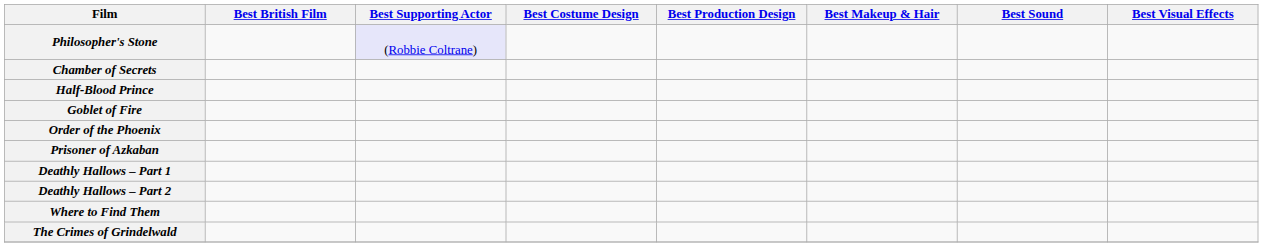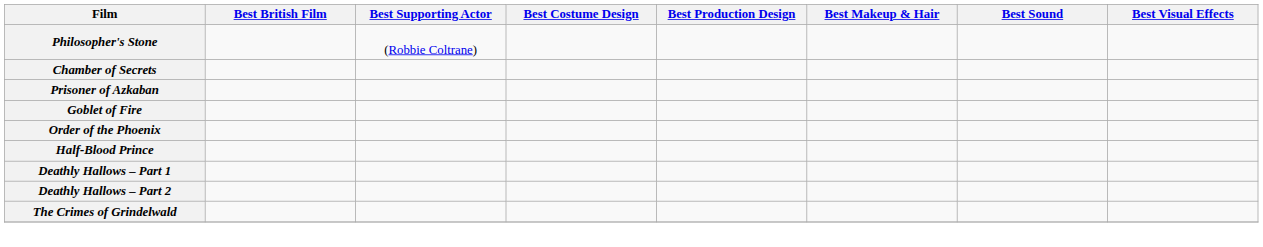(431, 49) lavender background -> (431, 49) no background
rows swapped: (105, 150) <-> (105, 89)
- row: (105, 211)
